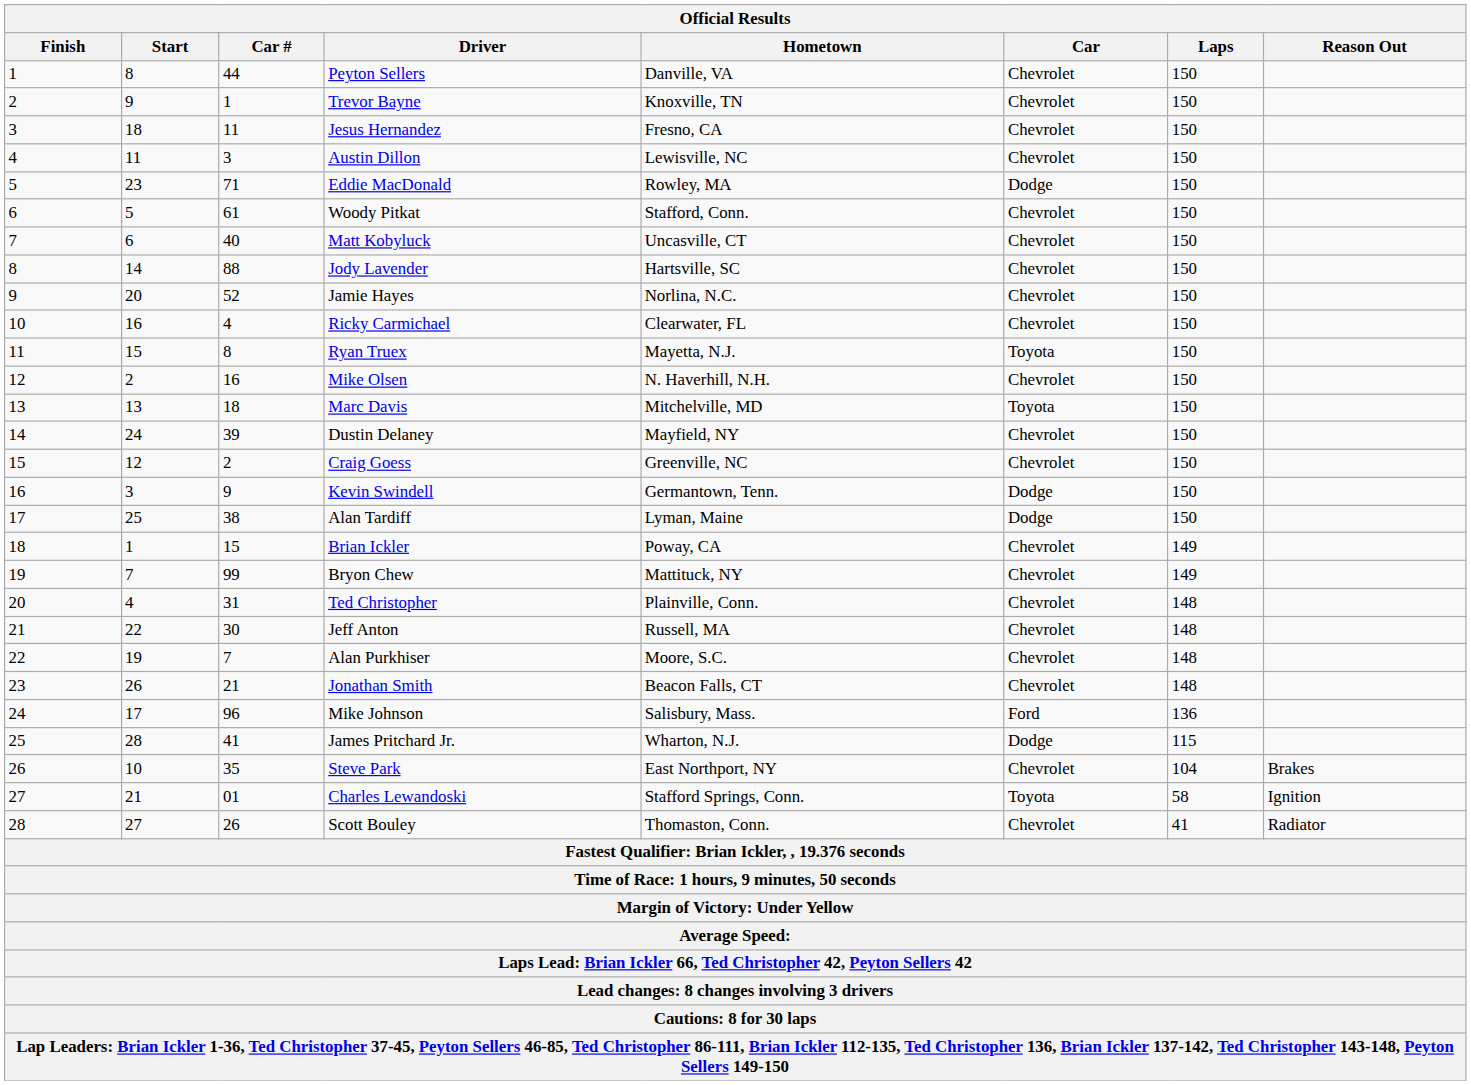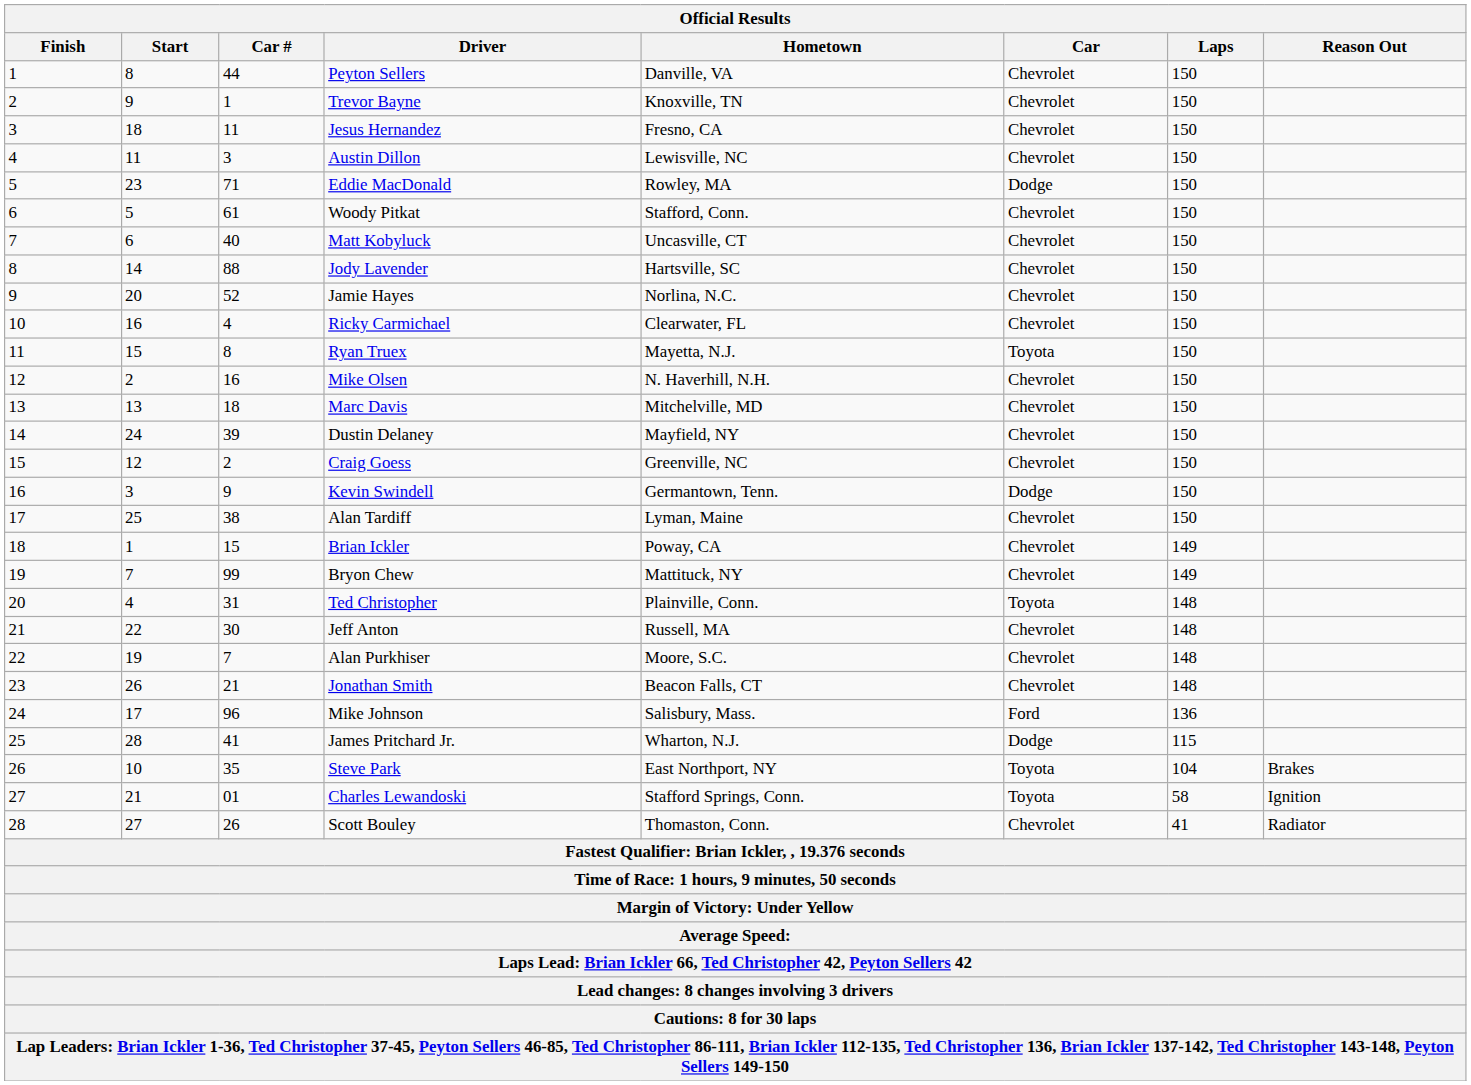(1031, 407) Toyota -> (1041, 407) Chevrolet
(1030, 518) Dodge -> (1041, 518) Chevrolet
(1041, 602) Chevrolet -> (1031, 602) Toyota
(1041, 769) Chevrolet -> (1031, 769) Toyota
